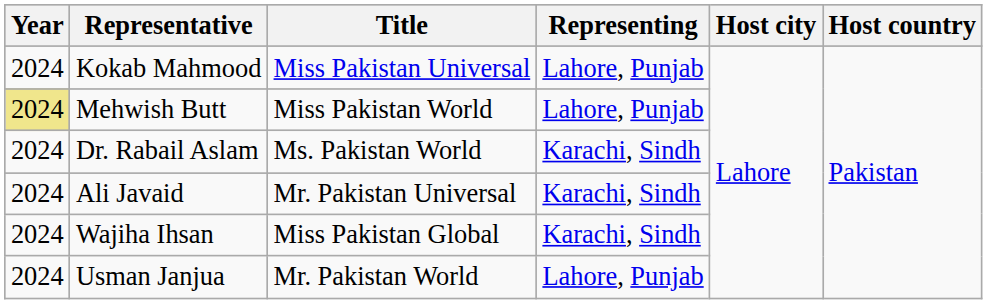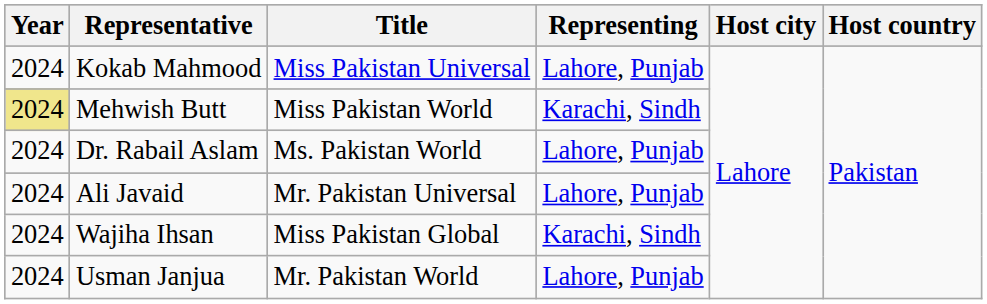(623, 109) Lahore, Punjab -> (622, 109) Karachi, Sindh
(622, 151) Karachi, Sindh -> (623, 151) Lahore, Punjab
(622, 192) Karachi, Sindh -> (623, 192) Lahore, Punjab
